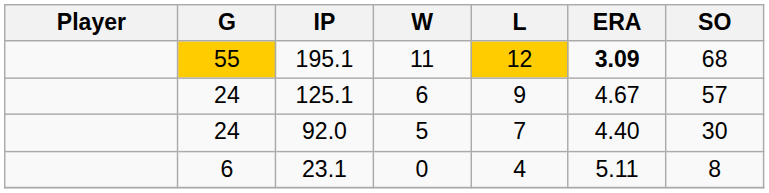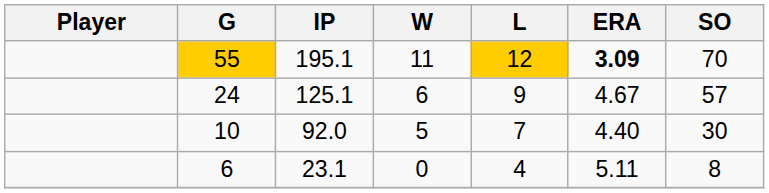(715, 59) 68 -> (715, 59) 70
(227, 132) 24 -> (227, 132) 10
